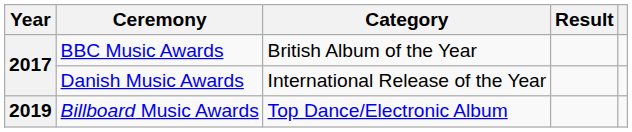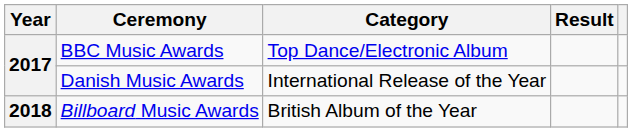(372, 50) British Album of the Year -> (388, 50) Top Dance/Electronic Album
(30, 111) 2019 -> (30, 111) 2018
(388, 111) Top Dance/Electronic Album -> (372, 111) British Album of the Year
